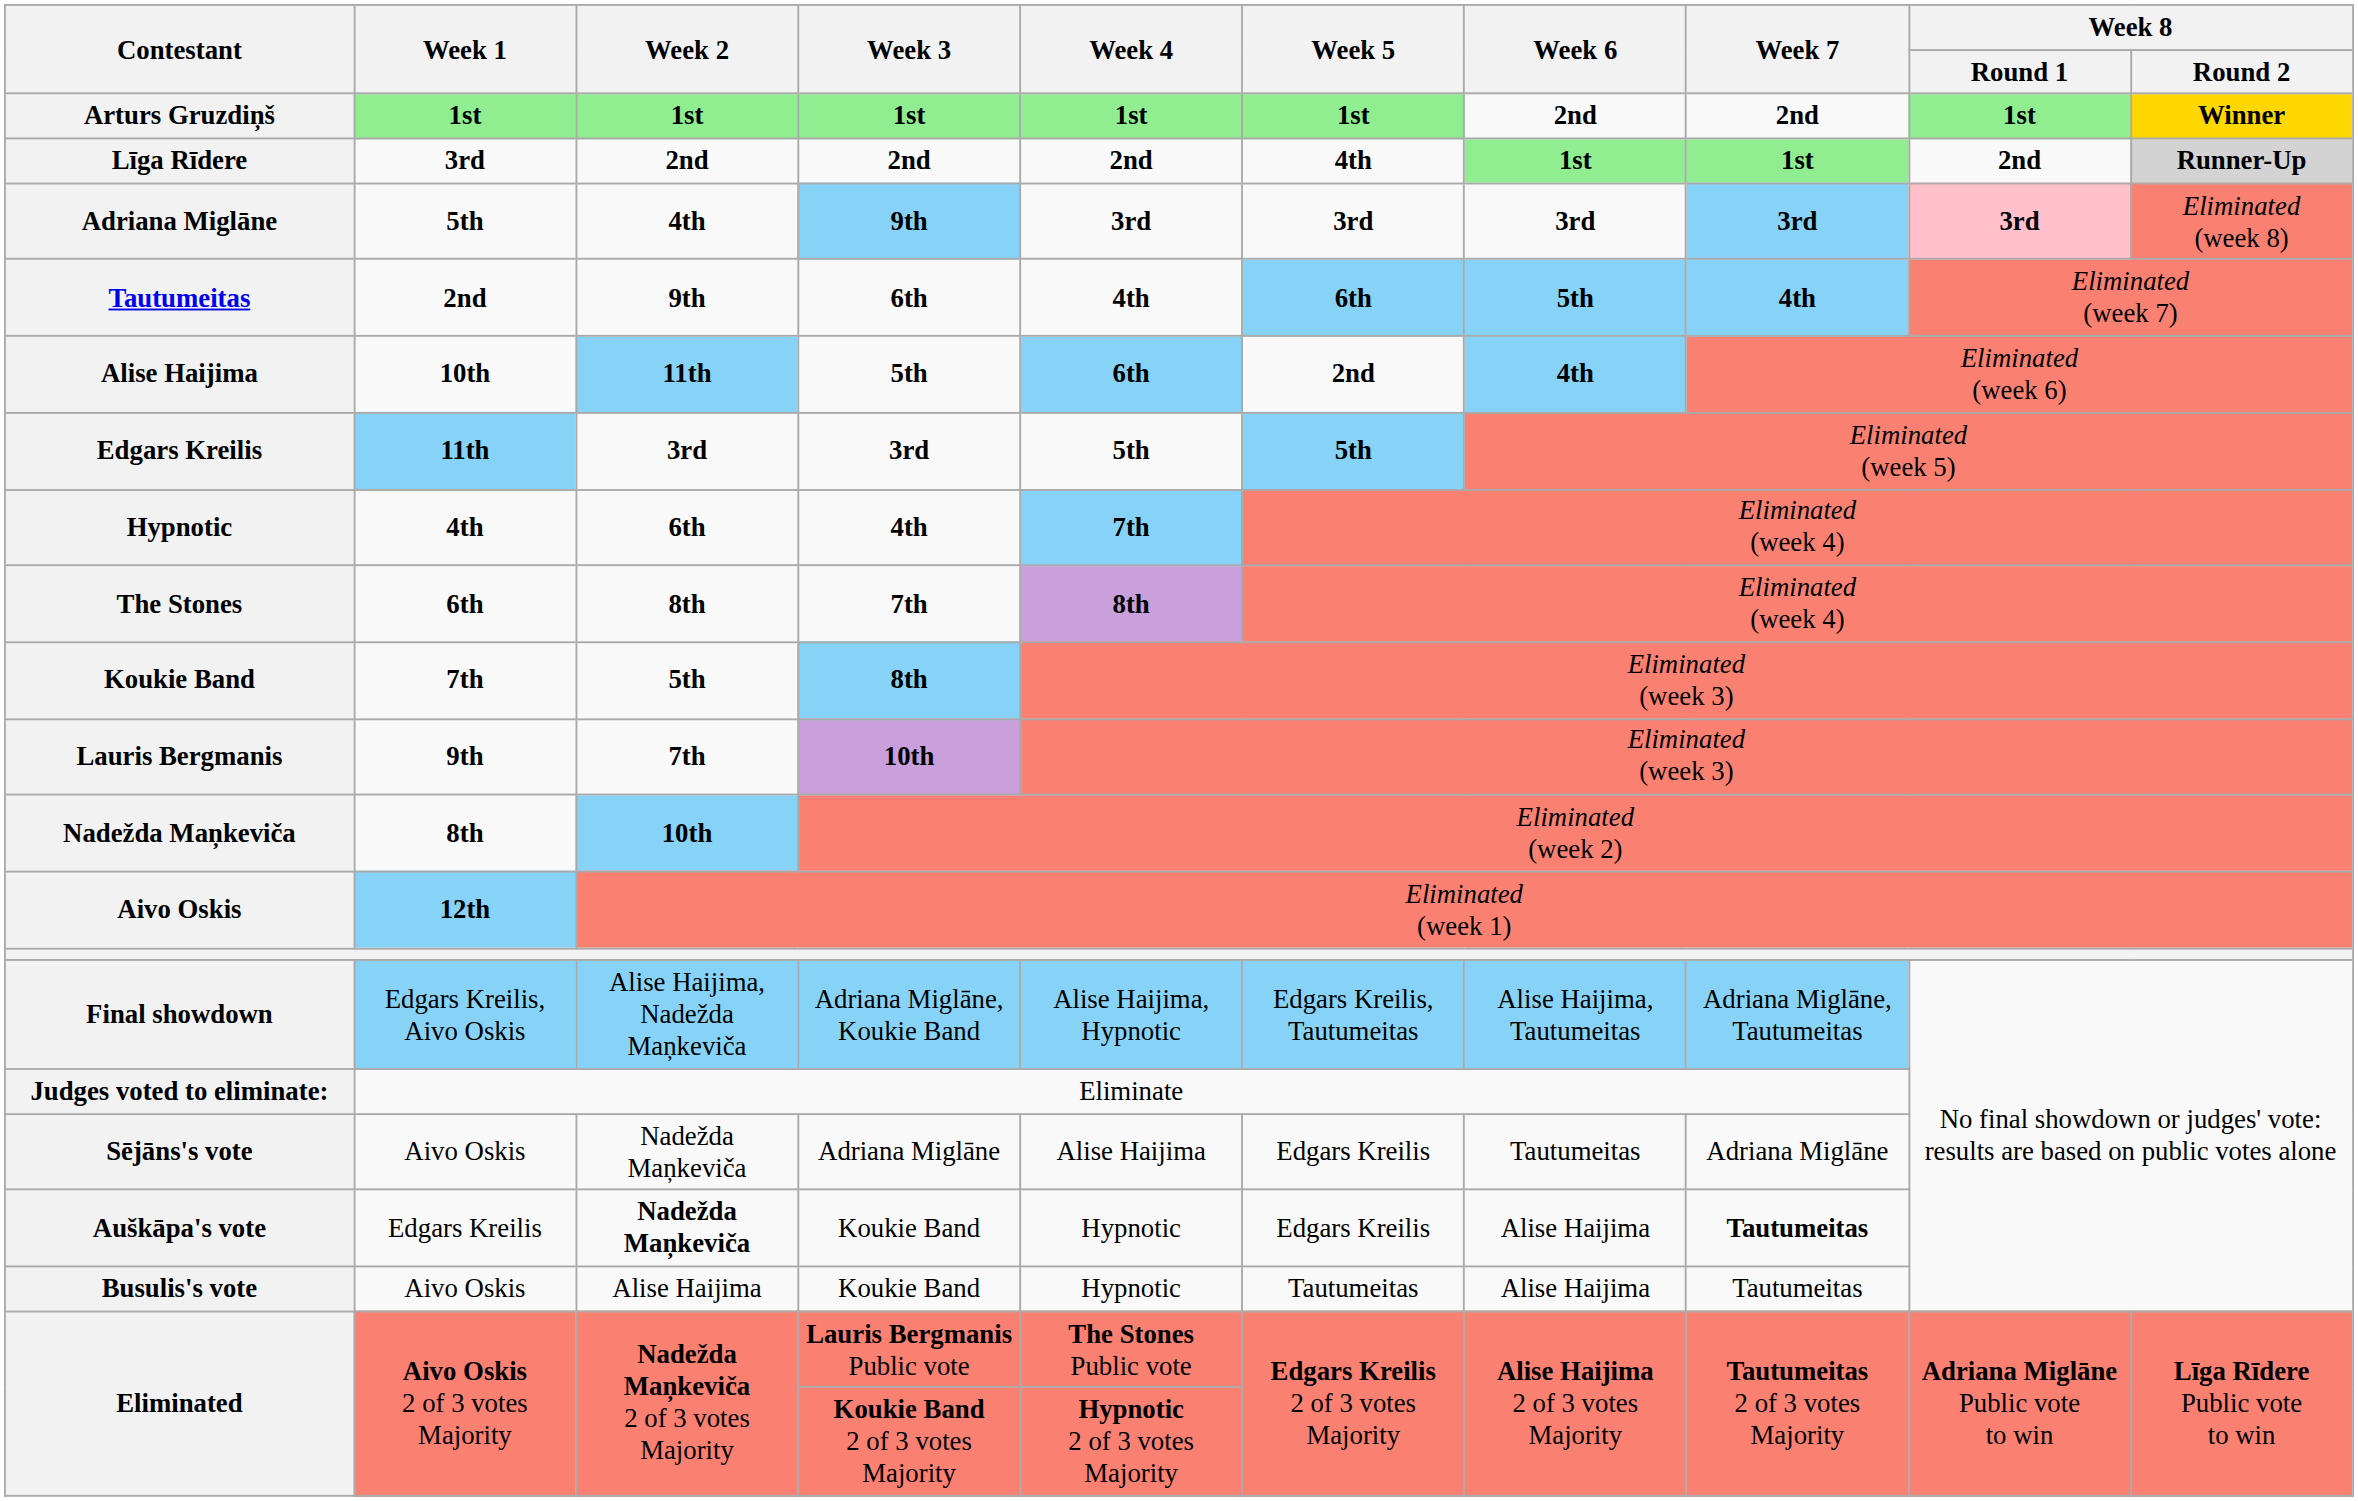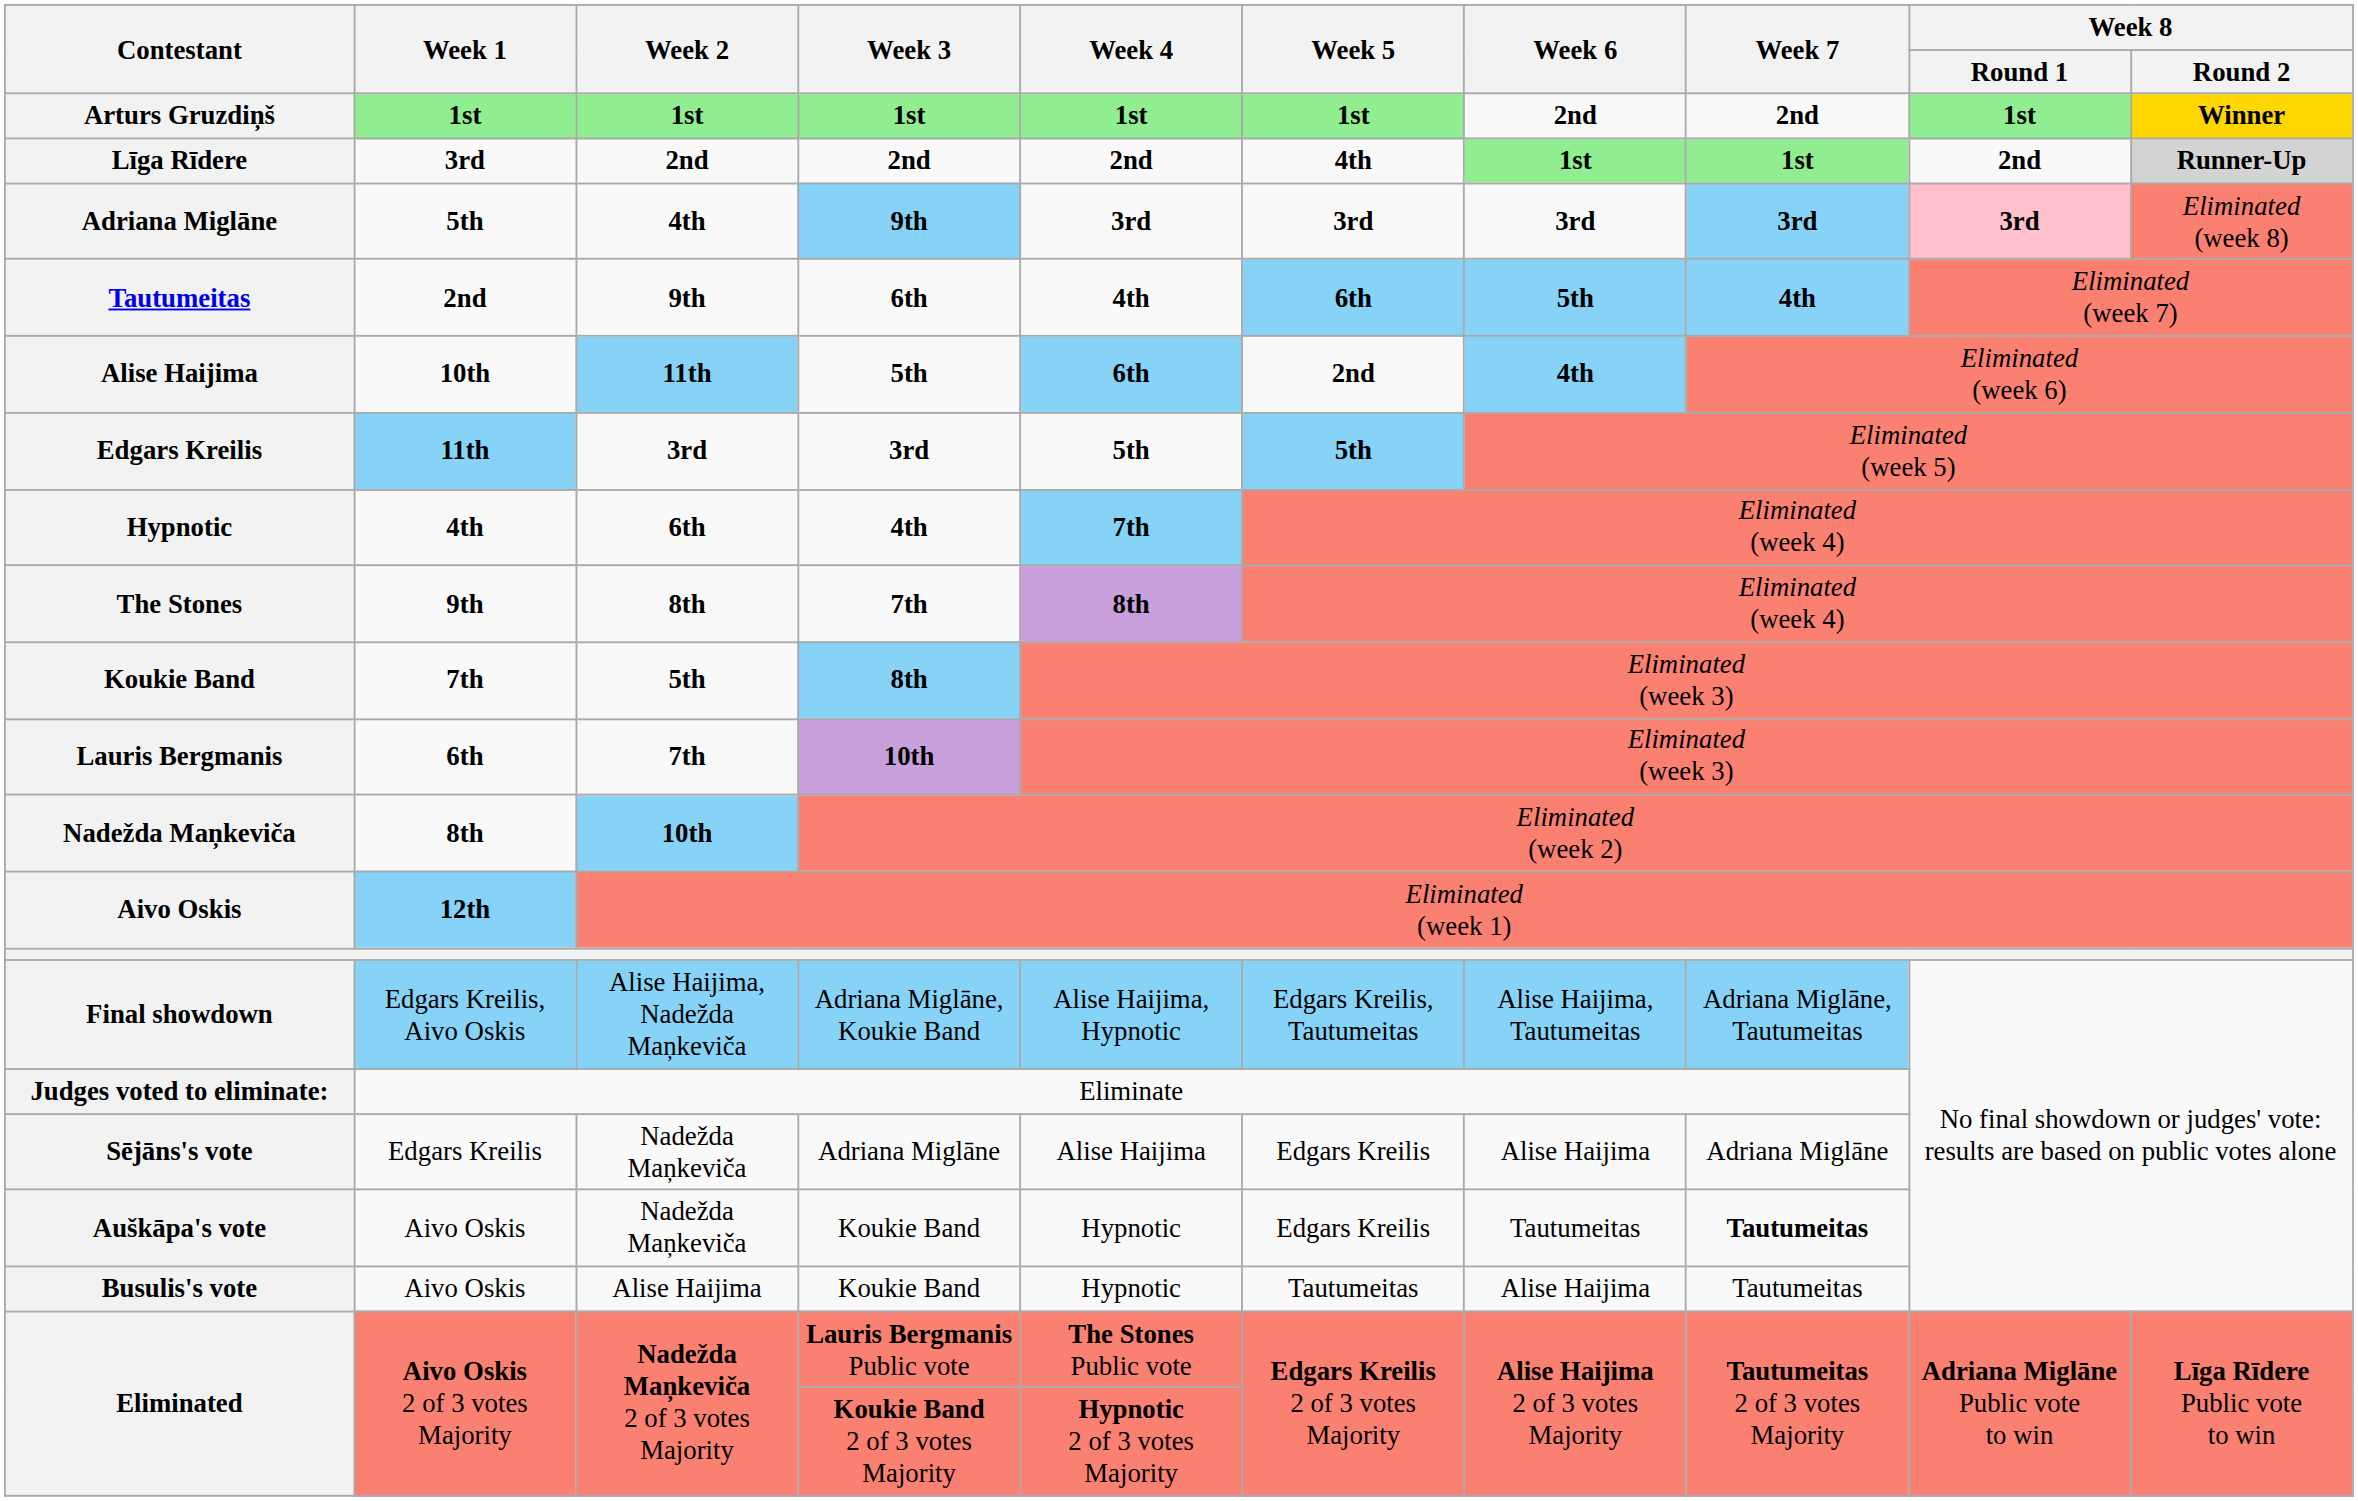(465, 603) 6th -> (465, 603) 9th
(465, 756) 9th -> (465, 756) 6th
(465, 1151) Aivo Oskis -> (465, 1151) Edgars Kreilis
(1575, 1151) Tautumeitas -> (1575, 1151) Alise Haijima
(465, 1228) Edgars Kreilis -> (465, 1228) Aivo Oskis
(687, 1228) bold -> (687, 1228) normal
(1575, 1228) Alise Haijima -> (1575, 1228) Tautumeitas
